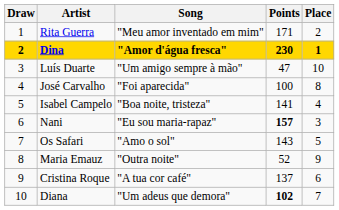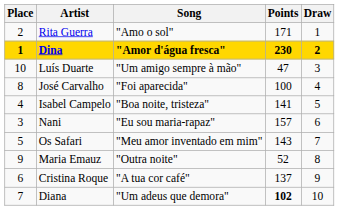columns swapped: (21, 13) <-> (318, 13)
(191, 31) "Meu amor inventado em mim" -> (145, 31) "Amo o sol"
(284, 123) bold -> (283, 123) normal
(146, 141) "Amo o sol" -> (189, 141) "Meu amor inventado em mim"
